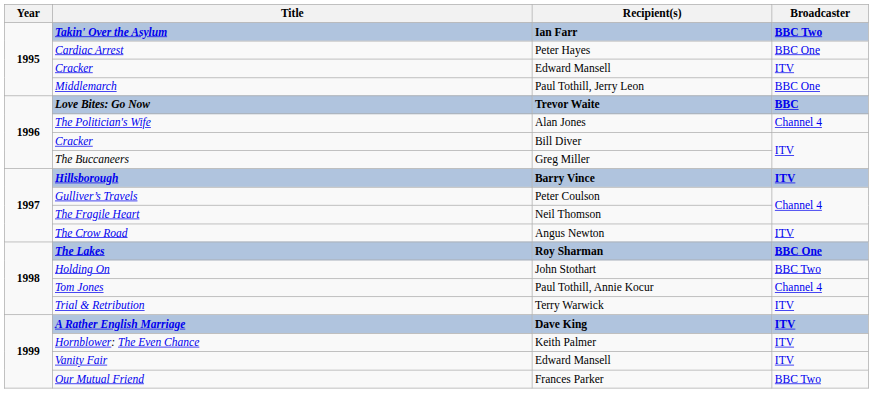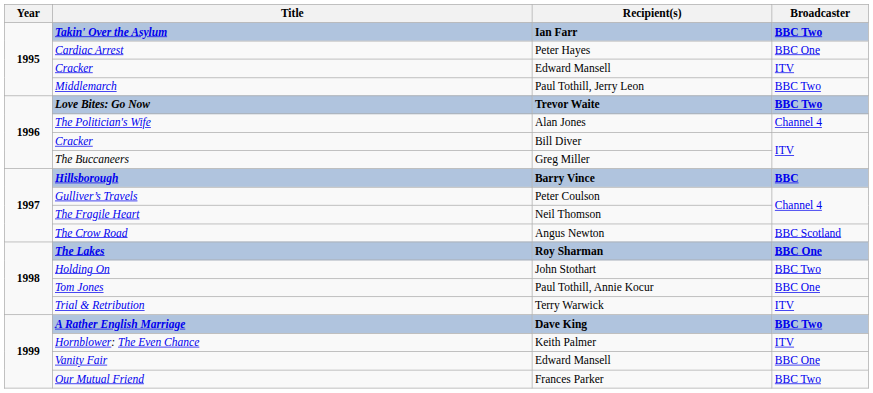(797, 86) BBC One -> (798, 86) BBC Two
(787, 104) BBC -> (799, 104) BBC Two
(785, 178) ITV -> (787, 178) BBC
(784, 232) ITV -> (808, 232) BBC Scotland
(798, 287) Channel 4 -> (797, 287) BBC One
(785, 324) ITV -> (799, 324) BBC Two
(784, 360) ITV -> (797, 360) BBC One
